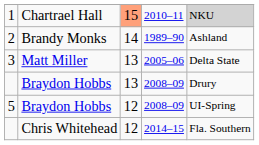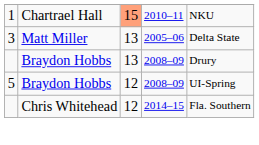(202, 15) lightgrey background -> (202, 15) no background
- row: (11, 38)
